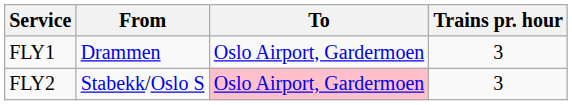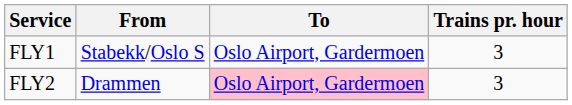(121, 52) Drammen -> (143, 52) Stabekk/Oslo S
(143, 83) Stabekk/Oslo S -> (121, 83) Drammen
